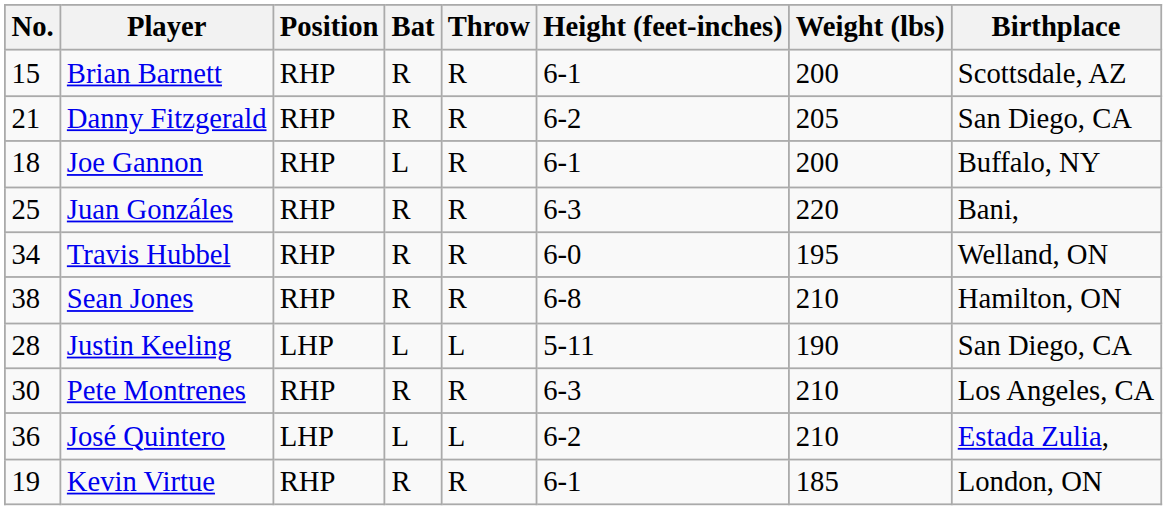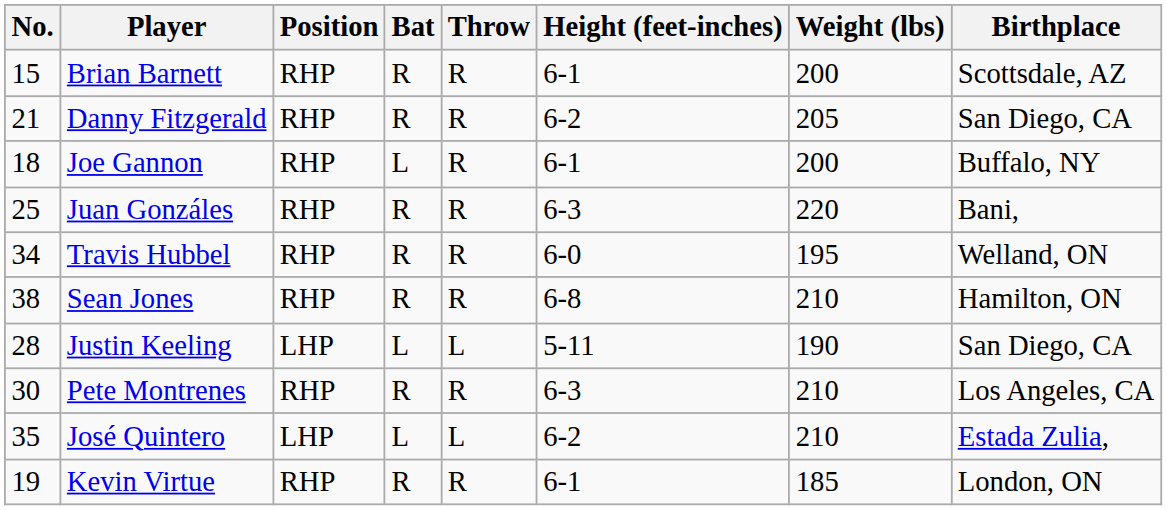(26, 436) 36 -> (26, 436) 35
